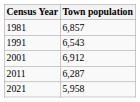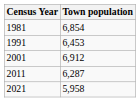(73, 27) 6,857 -> (73, 27) 6,854
(73, 43) 6,543 -> (73, 43) 6,453
